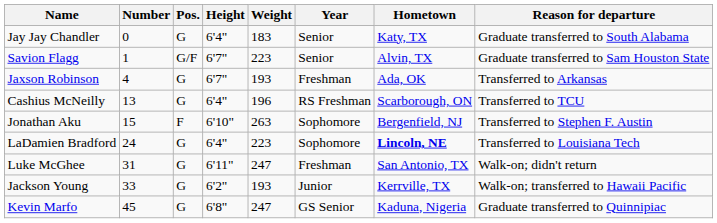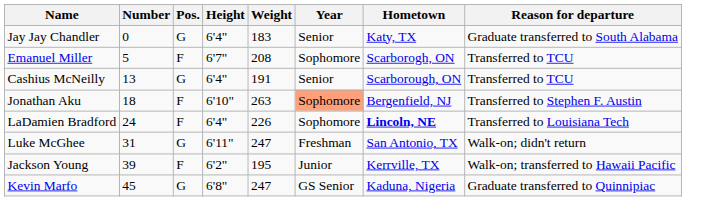- row: (43, 57)
- row: (53, 79)
+ row: (50, 57)
(261, 100) 196 -> (261, 79) 191
(335, 100) RS Freshman -> (316, 79) Senior
(129, 121) 15 -> (129, 100) 18
(329, 121) no background -> (329, 100) lightsalmon background
(181, 143) G -> (180, 121) F
(261, 143) 223 -> (261, 121) 226
(129, 185) 33 -> (129, 164) 39
(181, 185) G -> (180, 164) F
(261, 185) 193 -> (261, 164) 195
